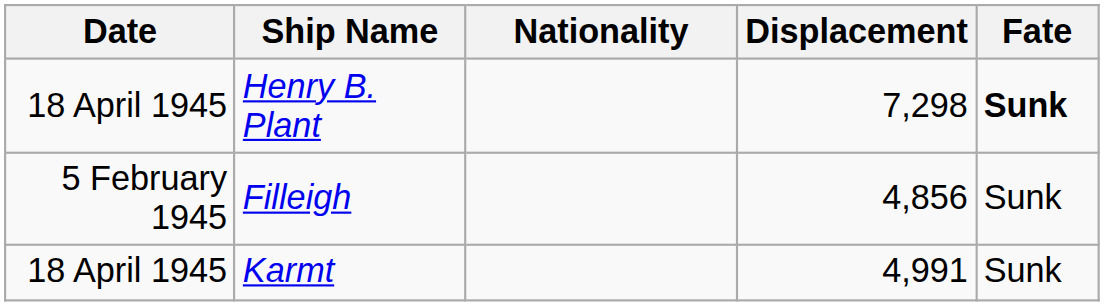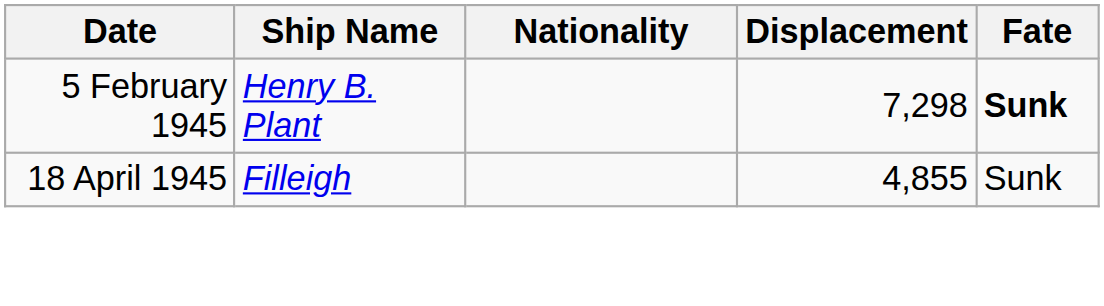(127, 105) 18 April 1945 -> (144, 105) 5 February 1945
(144, 198) 5 February 1945 -> (127, 178) 18 April 1945
(925, 198) 4,856 -> (925, 178) 4,855
- row: (289, 271)
